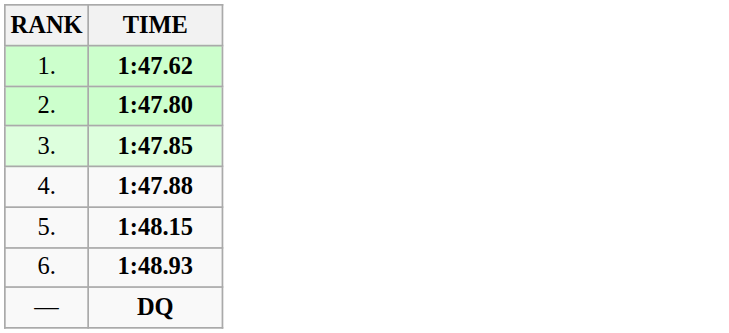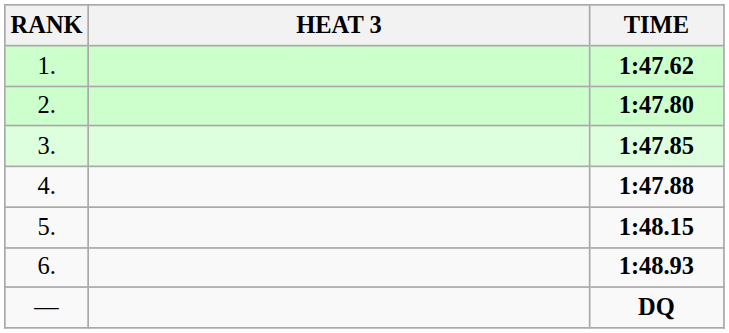+ column: (339, 25)
